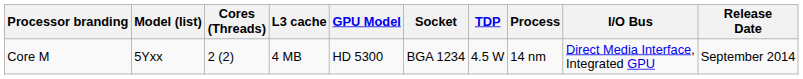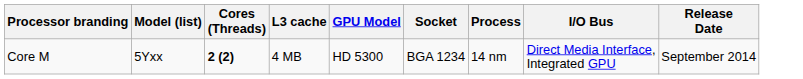- column: (488, 21)
(221, 56) normal -> (221, 56) bold
